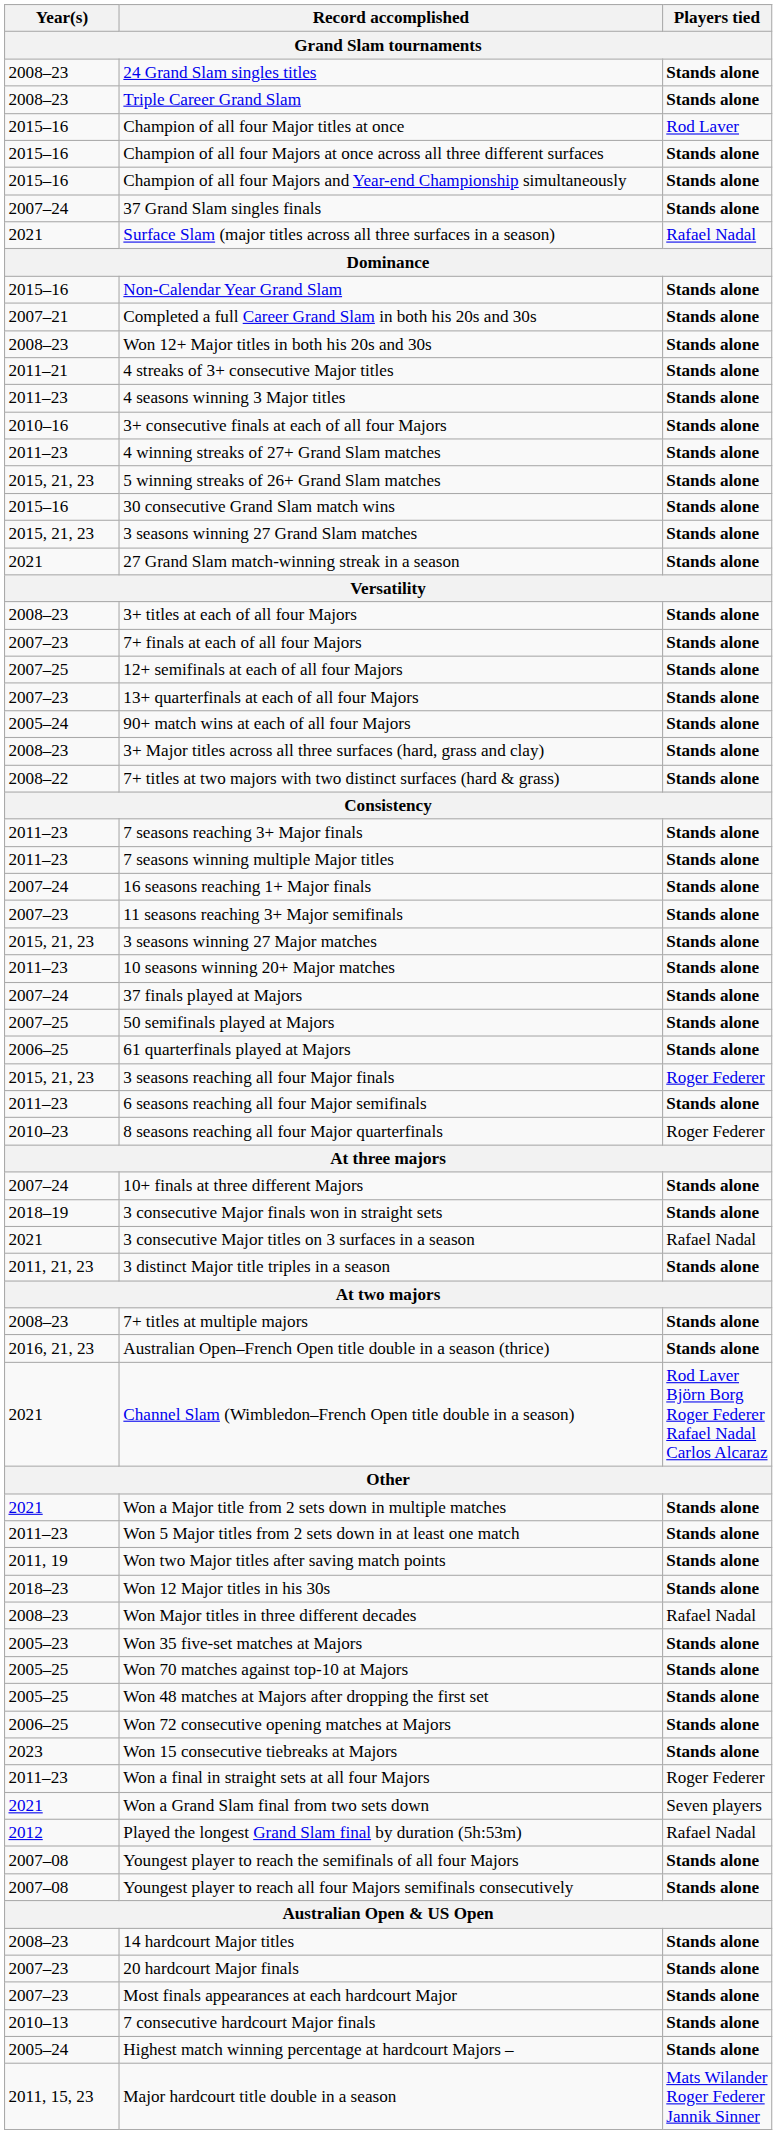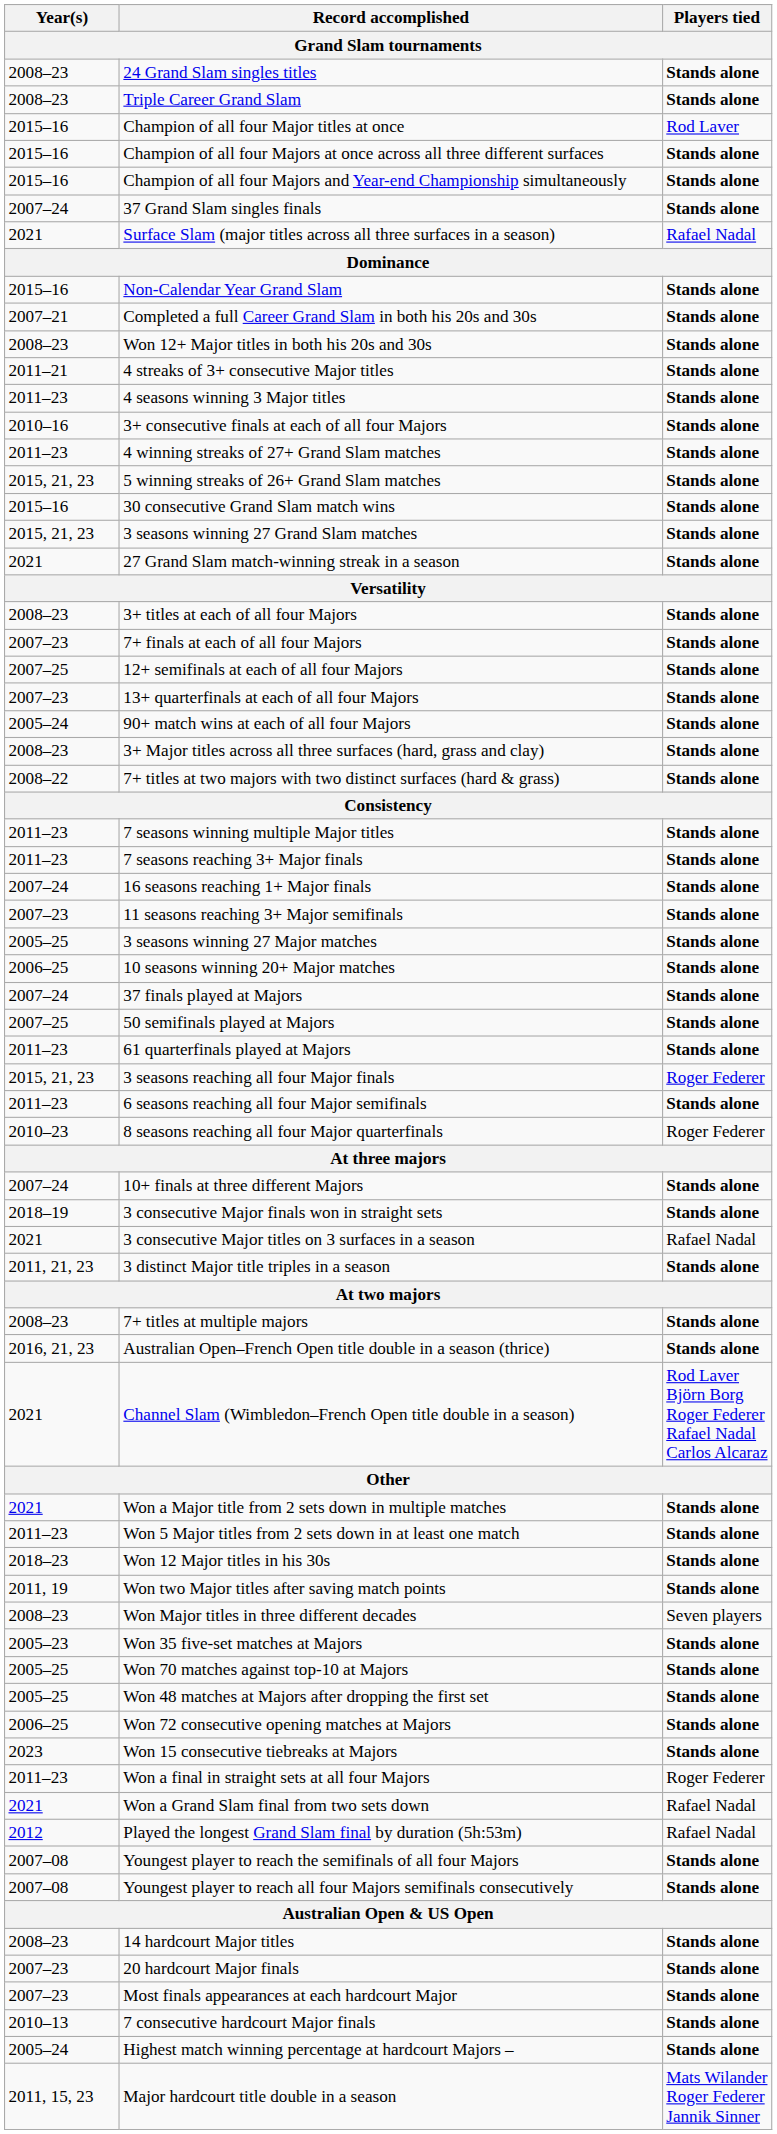rows swapped: (259, 859) <-> (243, 832)
(51, 941) 2015, 21, 23 -> (38, 941) 2005–25
(38, 968) 2011–23 -> (38, 968) 2006–25
(38, 1049) 2006–25 -> (38, 1049) 2011–23
rows swapped: (285, 1561) <-> (227, 1588)
(711, 1615) Rafael Nadal -> (714, 1615) Seven players
(714, 1805) Seven players -> (711, 1805) Rafael Nadal
